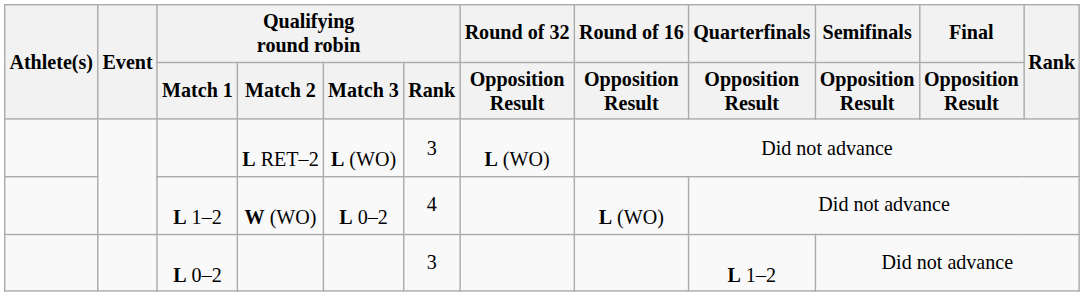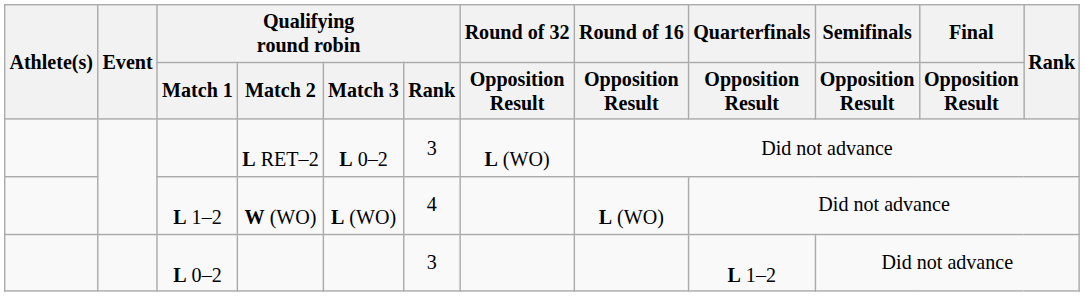(364, 160) L (WO) -> (364, 160) L 0–2
(364, 217) L 0–2 -> (364, 217) L (WO)
